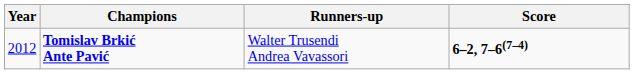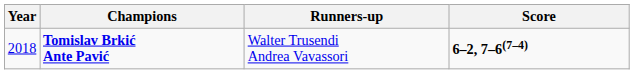(22, 48) 2012 -> (22, 48) 2018
